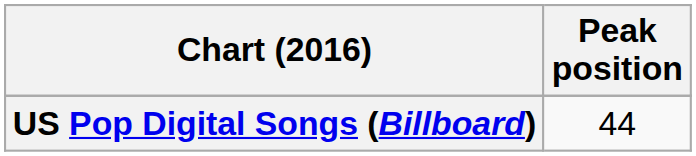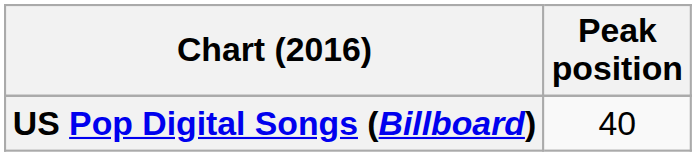(617, 122) 44 -> (617, 122) 40
